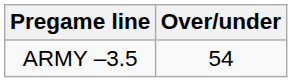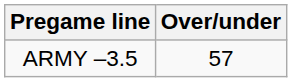(221, 58) 54 -> (221, 58) 57
